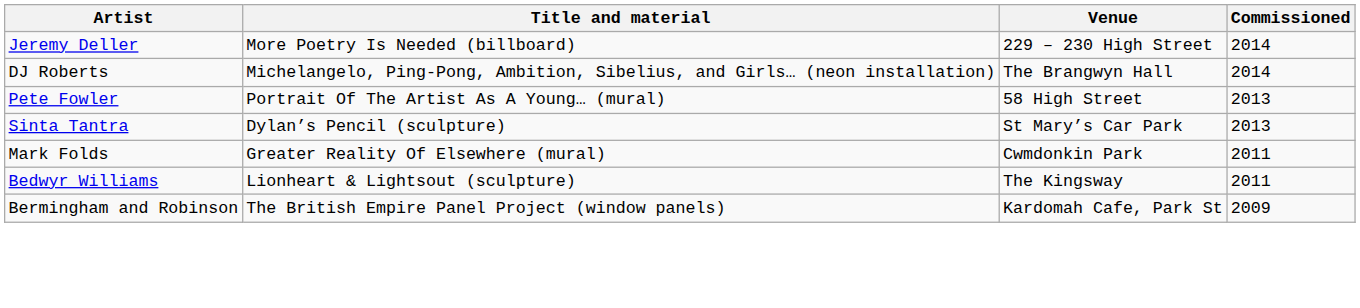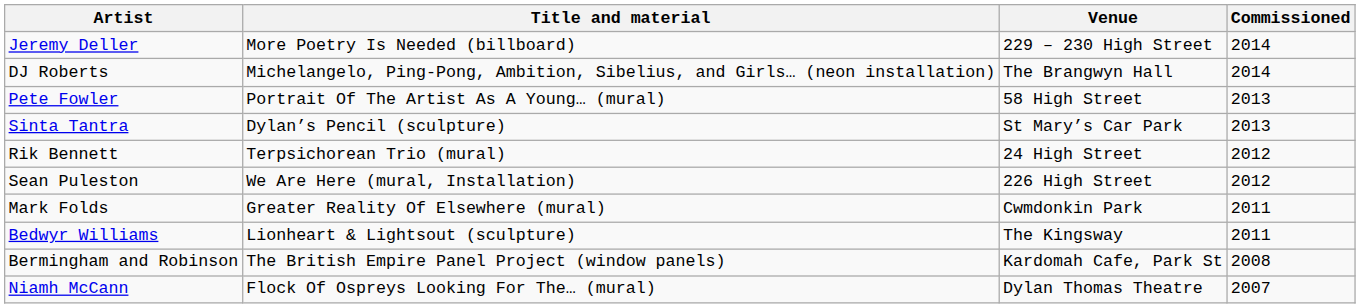+ row: (64, 154)
+ row: (74, 181)
(1251, 208) 2009 -> (1251, 262) 2008
+ row: (69, 289)
